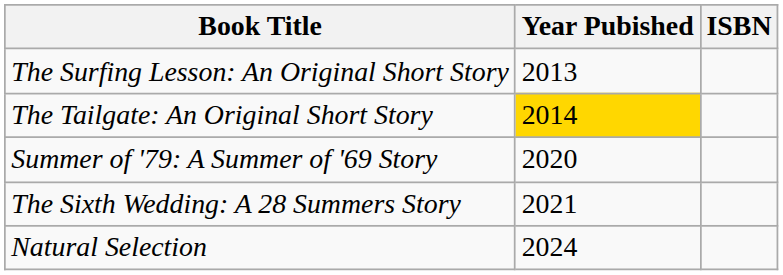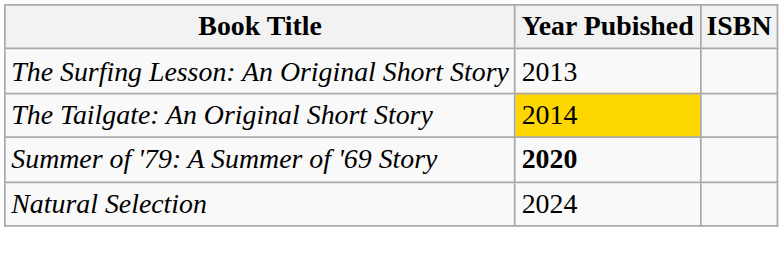(550, 159) normal -> (550, 159) bold
- row: (236, 203)
